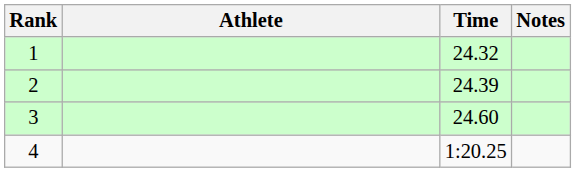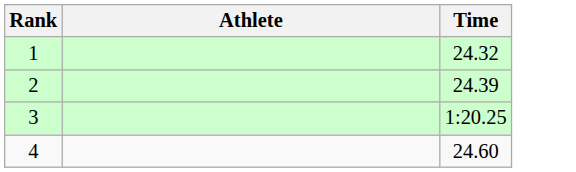- column: (541, 20)
(476, 118) 24.60 -> (476, 118) 1:20.25
(476, 150) 1:20.25 -> (476, 150) 24.60
